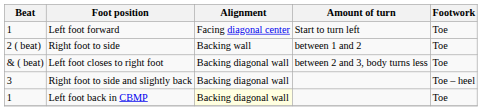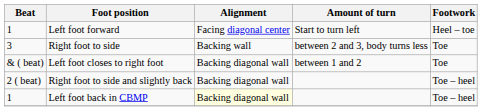(440, 30) Toe -> (454, 30) Heel – toe
(24, 47) 2 ( beat) -> (9, 47) 3
(328, 47) between 1 and 2 -> (361, 47) between 2 and 3, body turns less
(361, 63) between 2 and 3, body turns less -> (328, 63) between 1 and 2
(9, 80) 3 -> (24, 80) 2 ( beat)
(440, 97) Toe -> (454, 97) Toe – heel
